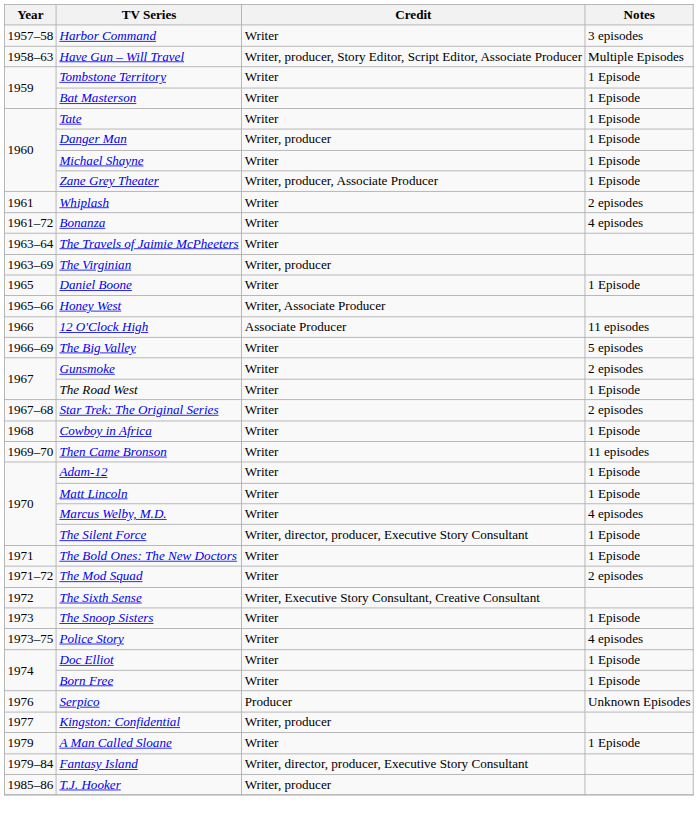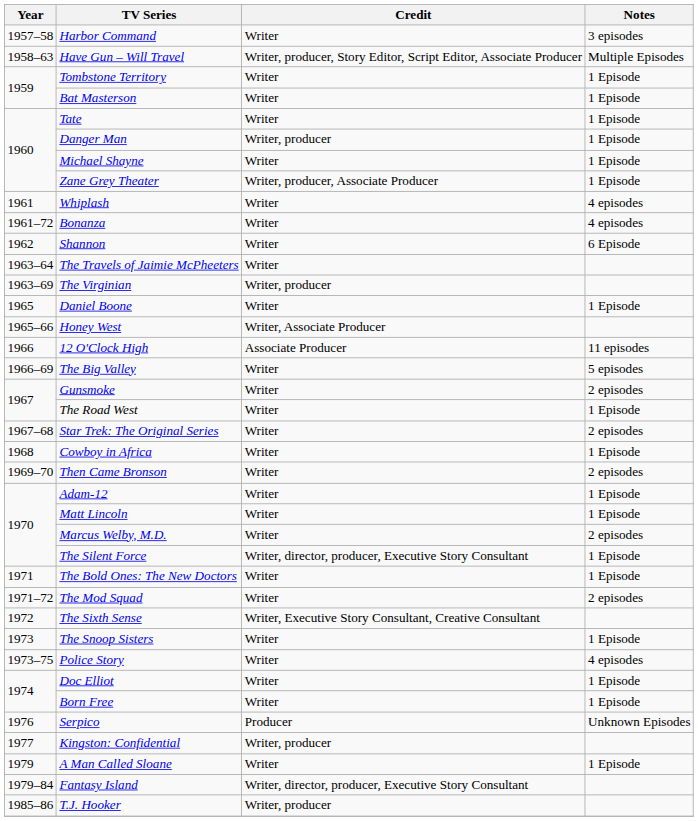(616, 202) 2 episodes -> (616, 202) 4 episodes
+ row: (82, 243)
(619, 451) 11 episodes -> (616, 472) 2 episodes
(616, 514) 4 episodes -> (616, 535) 2 episodes
